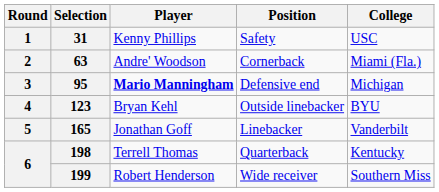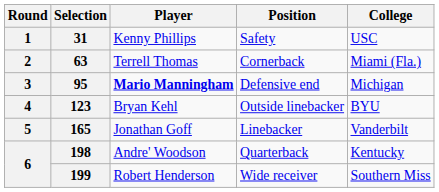(160, 61) Andre' Woodson -> (156, 61) Terrell Thomas
(156, 152) Terrell Thomas -> (160, 152) Andre' Woodson
